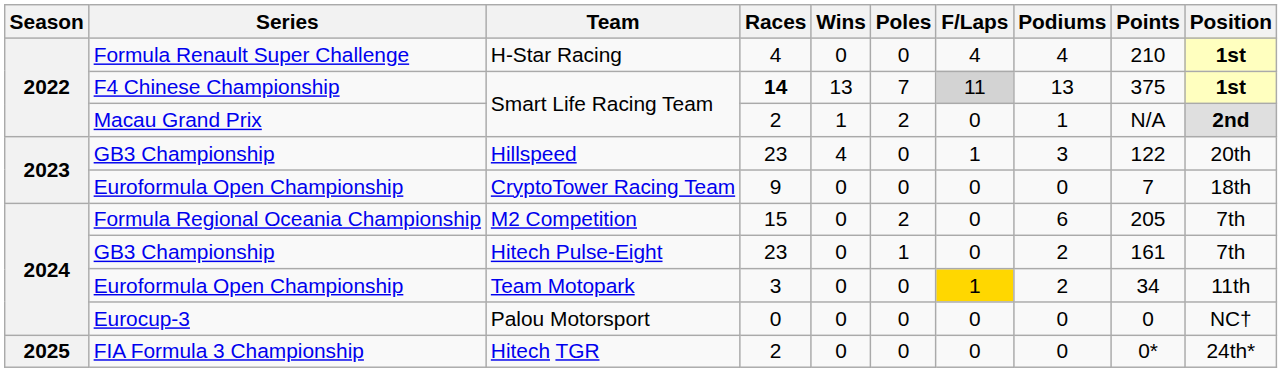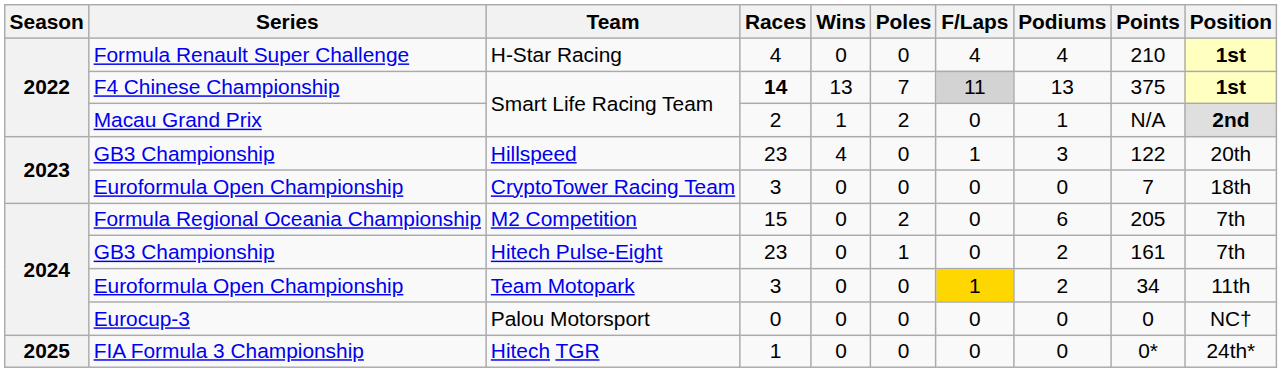(776, 187) 9 -> (776, 187) 3
(776, 351) 2 -> (776, 351) 1
